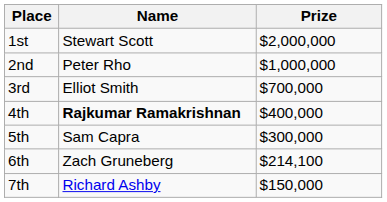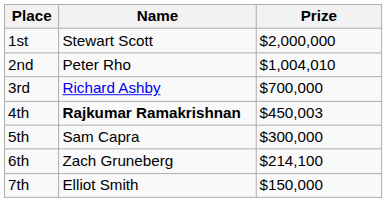(298, 64) $1,000,000 -> (298, 64) $1,004,010
(100, 88) Elliot Smith -> (111, 88) Richard Ashby
(291, 112) $400,000 -> (291, 112) $450,003
(111, 185) Richard Ashby -> (100, 185) Elliot Smith
